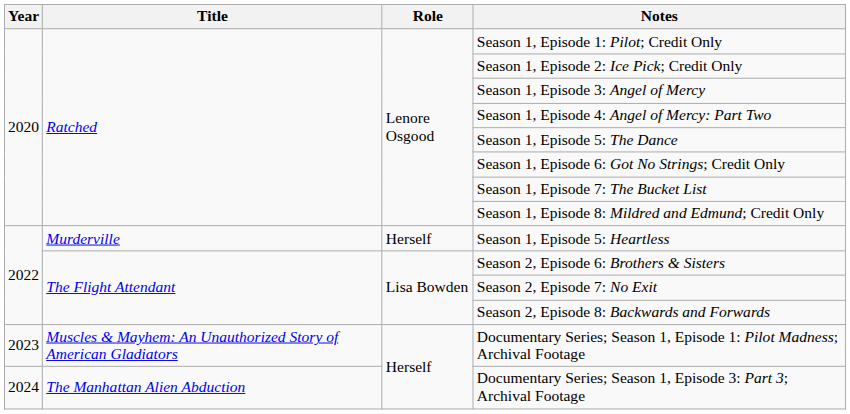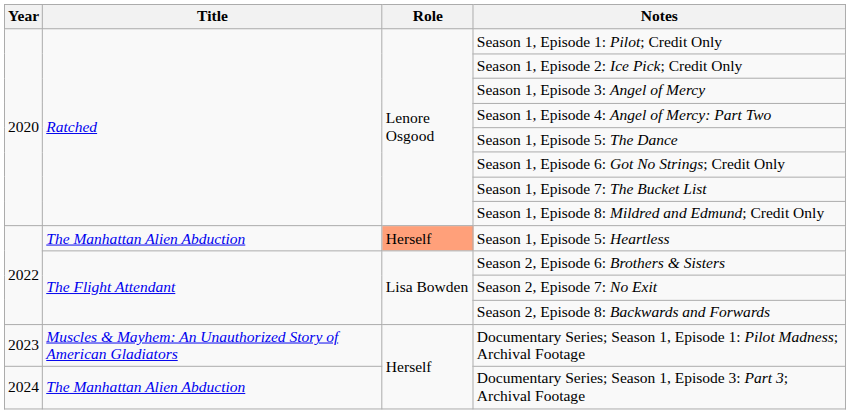(83, 238) Murderville -> (146, 238) The Manhattan Alien Abduction
(409, 238) no background -> (409, 238) lightsalmon background
